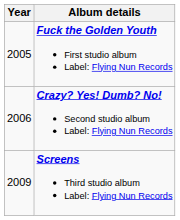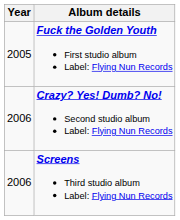(19, 183) 2009 -> (19, 183) 2006
